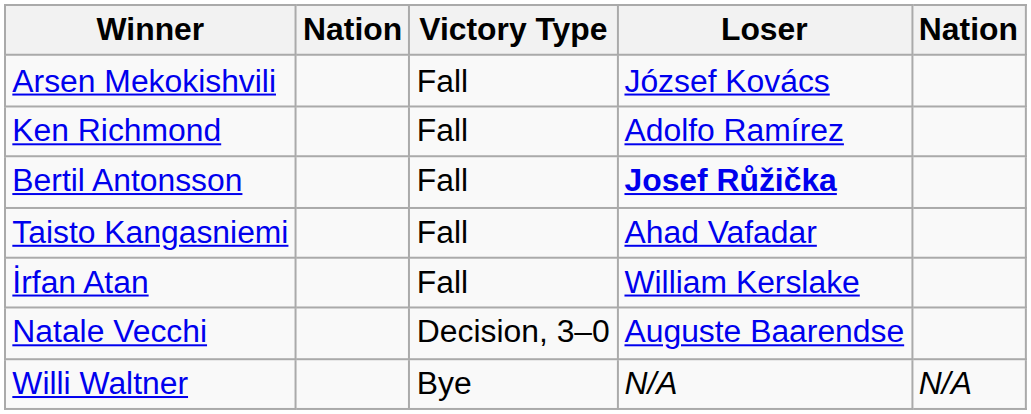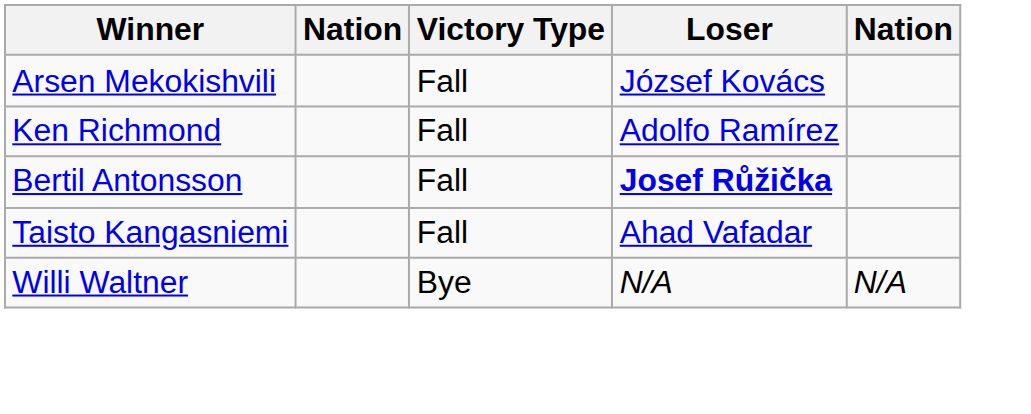- row: (80, 282)
- row: (110, 332)
